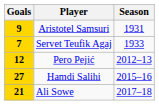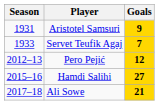columns swapped: (134, 12) <-> (19, 12)
